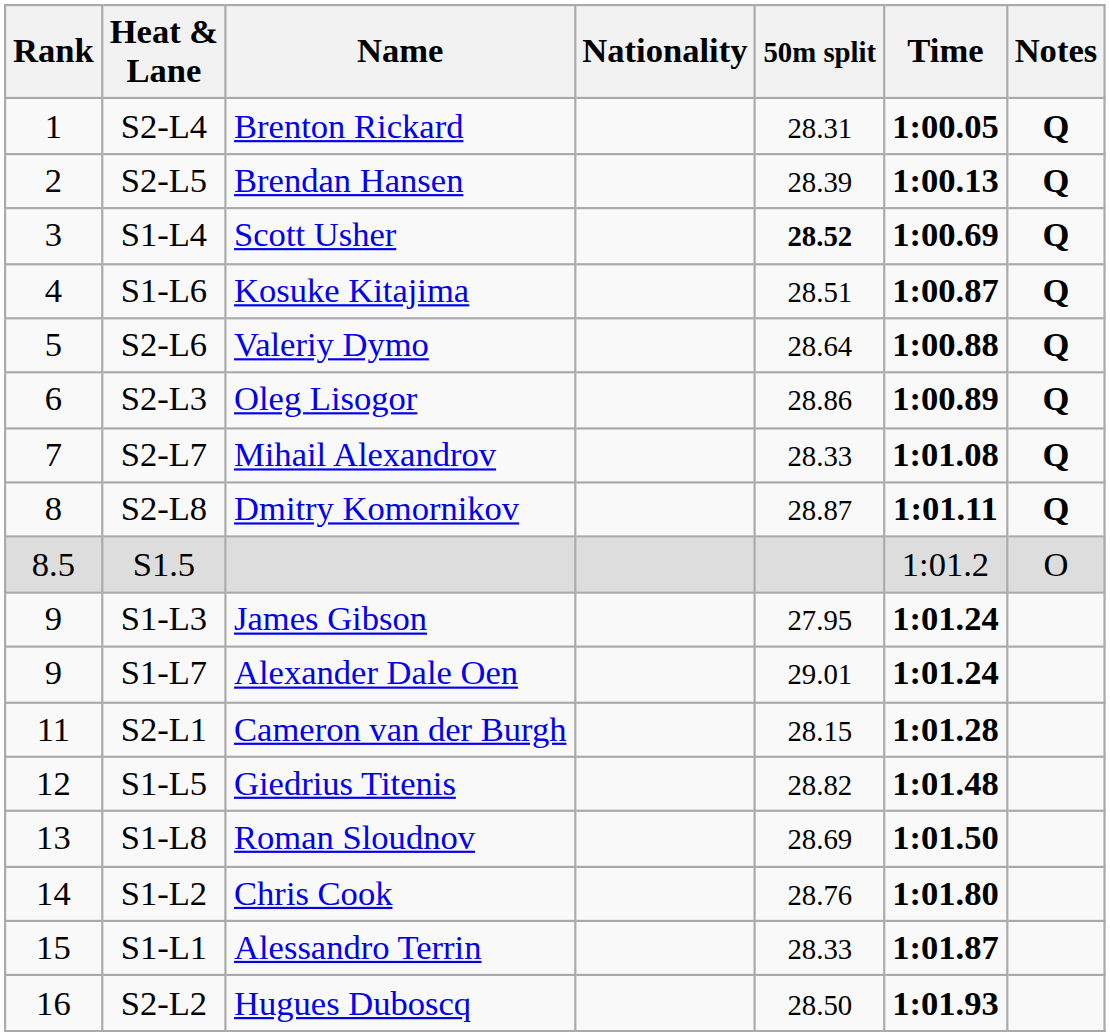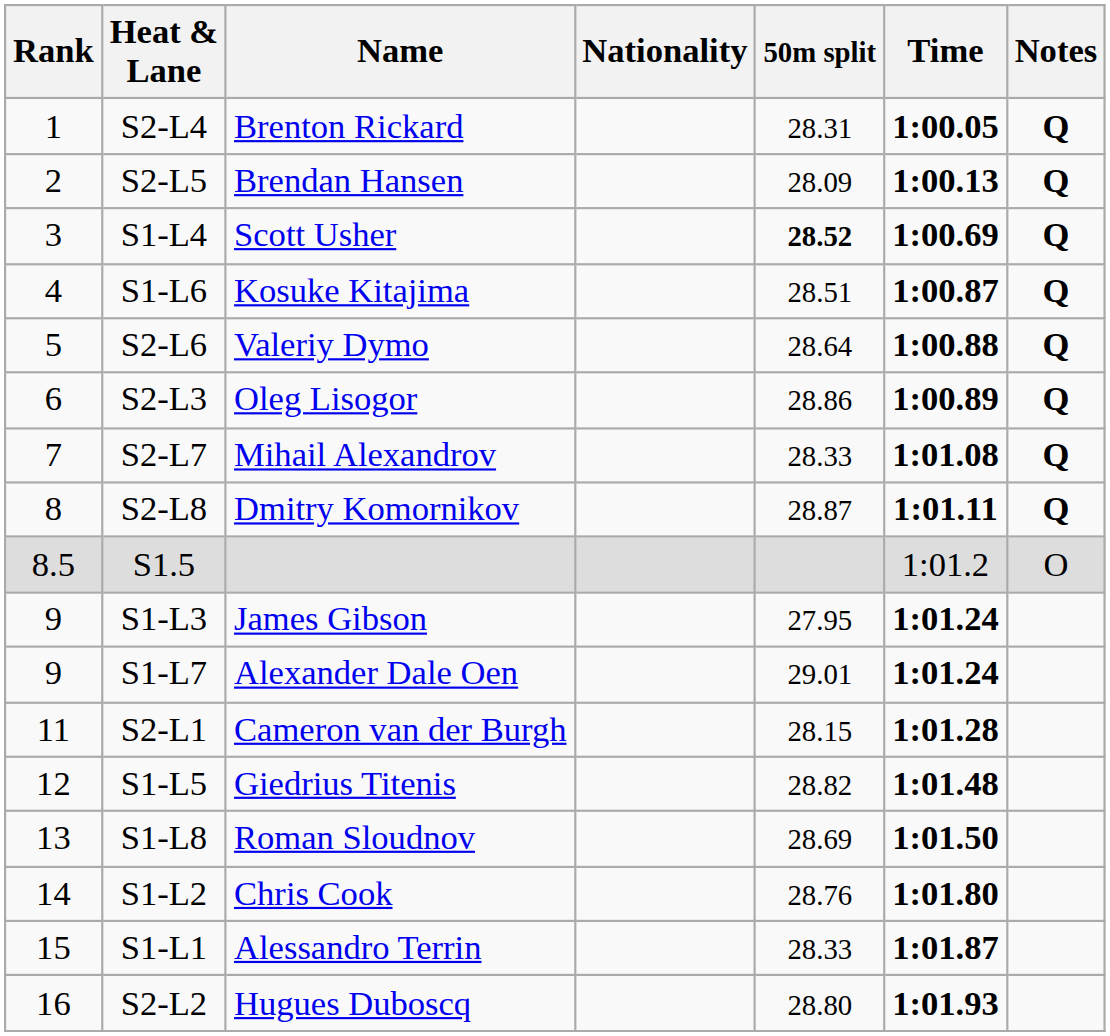(820, 182) 28.39 -> (820, 182) 28.09
(820, 1004) 28.50 -> (820, 1004) 28.80
